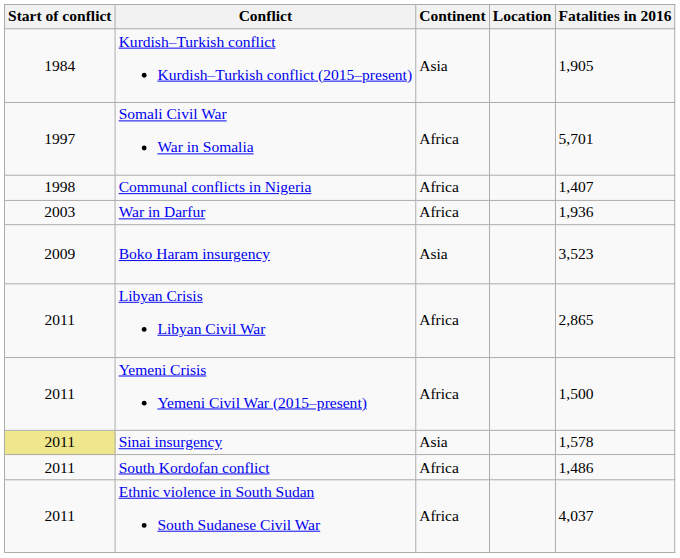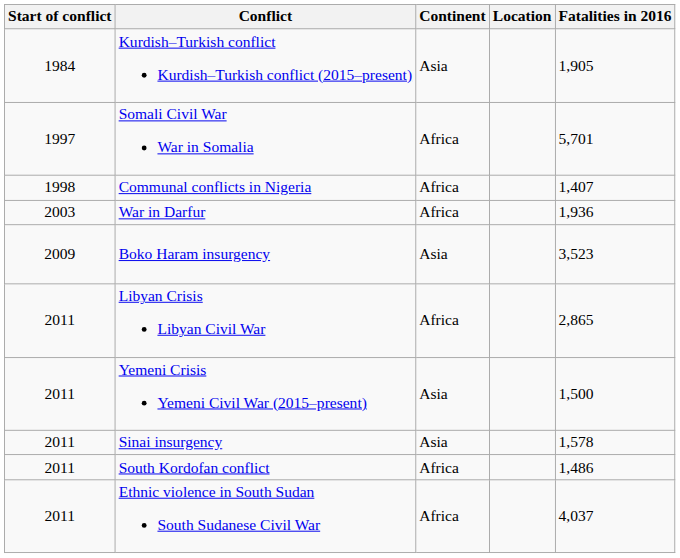(439, 393) Africa -> (433, 393) Asia
(60, 442) khaki background -> (60, 442) no background
